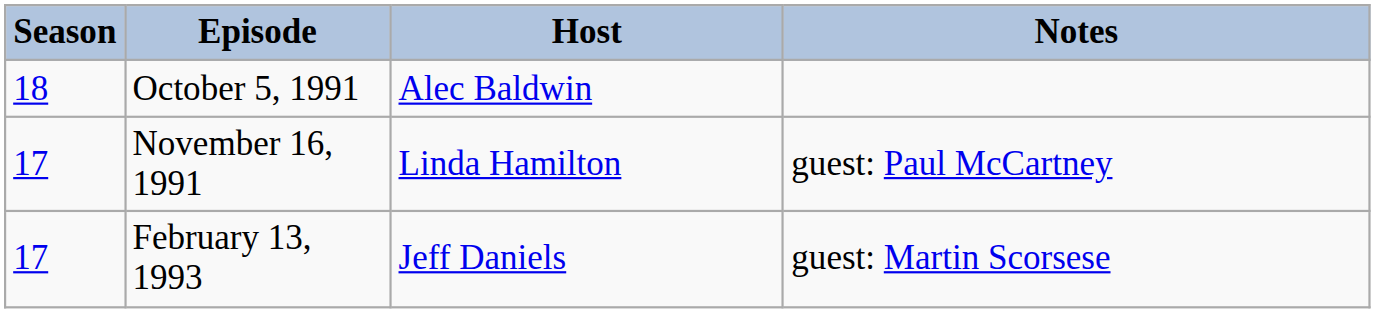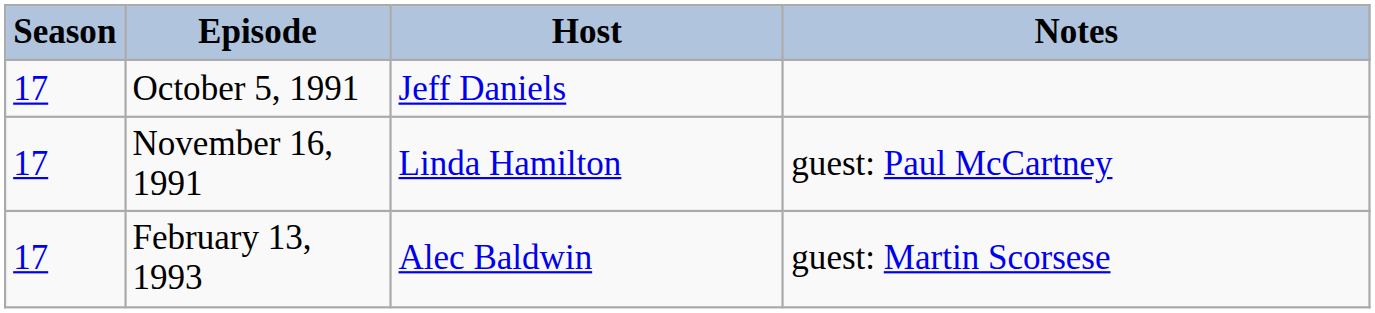(31, 87) 18 -> (31, 87) 17
(495, 87) Alec Baldwin -> (482, 87) Jeff Daniels
(482, 258) Jeff Daniels -> (495, 258) Alec Baldwin
